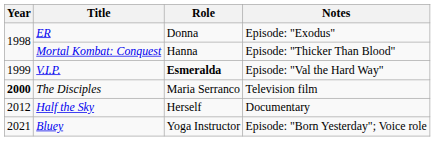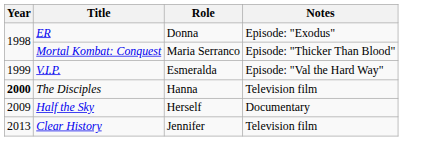(182, 51) Hanna -> (203, 51) Maria Serranco
(194, 70) bold -> (192, 70) normal
(203, 88) Maria Serranco -> (182, 88) Hanna
(19, 107) 2012 -> (19, 107) 2009
+ row: (69, 126)
- row: (50, 126)
